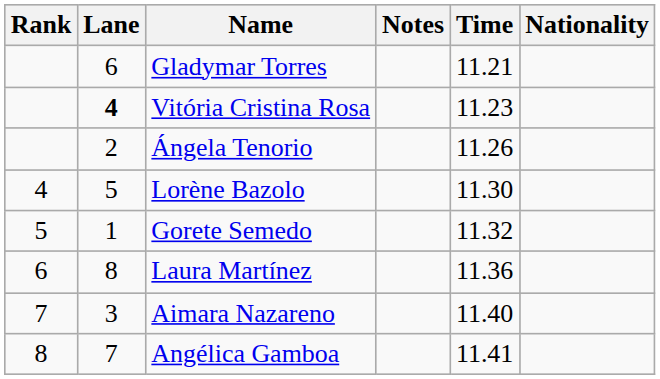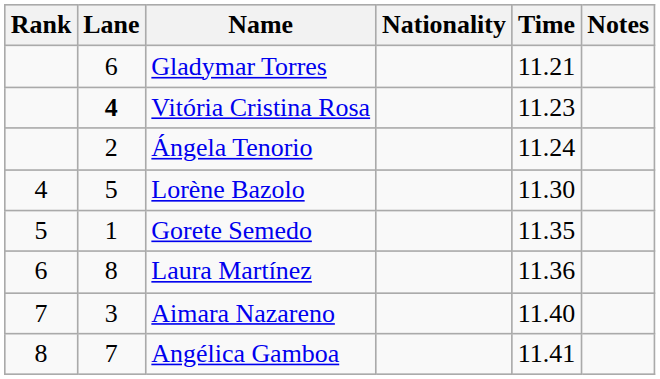columns swapped: (587, 25) <-> (413, 25)
(485, 148) 11.26 -> (547, 148) 11.24
(485, 230) 11.32 -> (547, 230) 11.35
